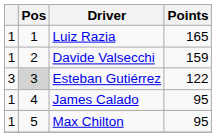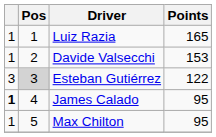(197, 57) 159 -> (197, 57) 153
(11, 100) normal -> (11, 100) bold
